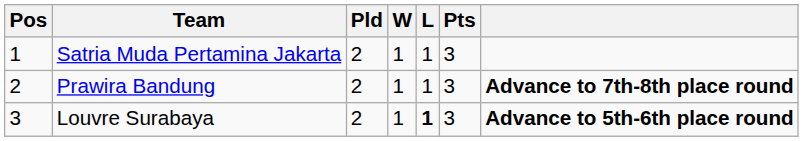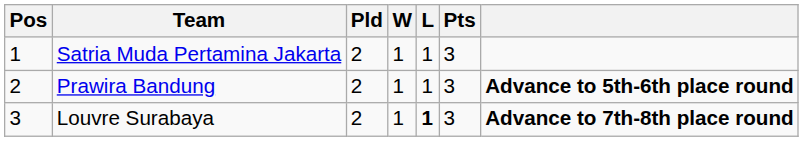(639, 86) Advance to 7th-8th place round -> (639, 86) Advance to 5th-6th place round
(639, 119) Advance to 5th-6th place round -> (639, 119) Advance to 7th-8th place round
